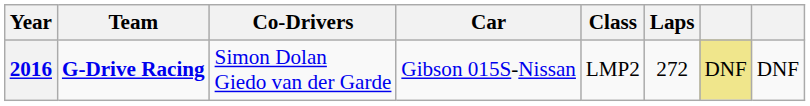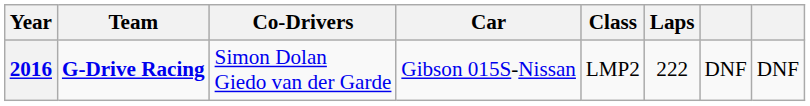(672, 69) 272 -> (672, 69) 222
(726, 69) khaki background -> (726, 69) no background
